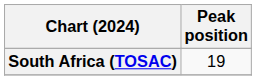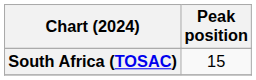(216, 61) 19 -> (216, 61) 15
